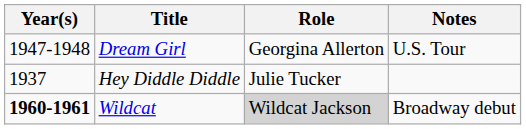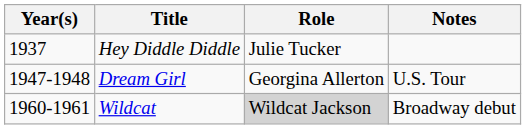rows swapped: (169, 78) <-> (142, 49)
(49, 108) bold -> (49, 108) normal
